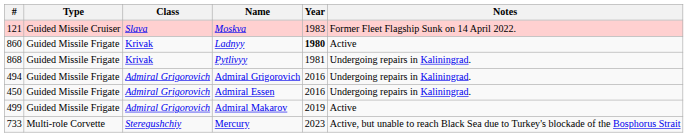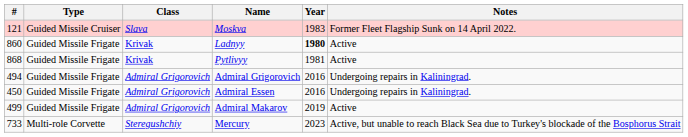(400, 60) Undergoing repairs in Kaliningrad. -> (343, 60) Active
